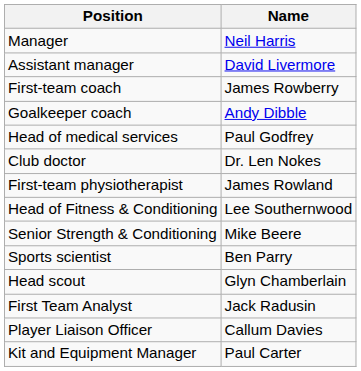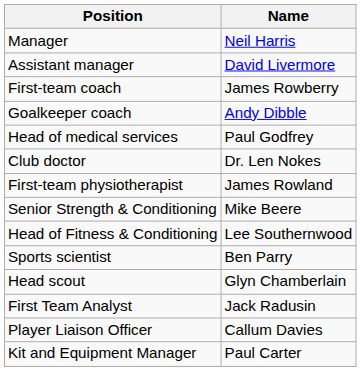rows swapped: (113, 209) <-> (112, 233)
